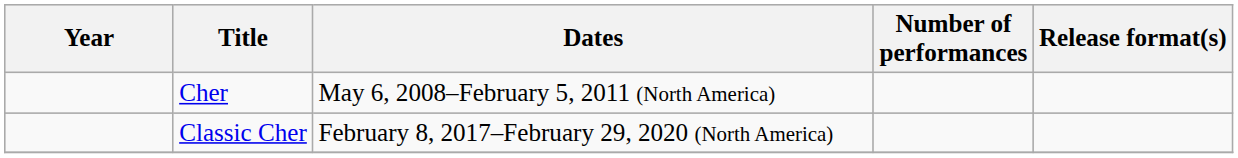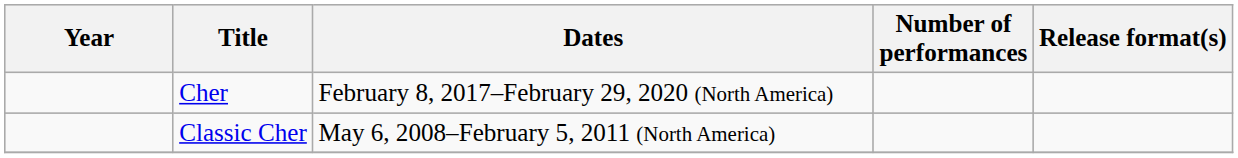(547, 92) May 6, 2008–February 5, 2011 (North America) -> (576, 92) February 8, 2017–February 29, 2020 (North America)
(576, 132) February 8, 2017–February 29, 2020 (North America) -> (547, 132) May 6, 2008–February 5, 2011 (North America)
